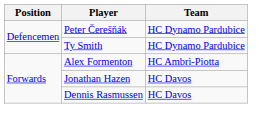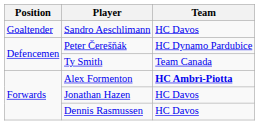+ row: (107, 29)
(196, 45) HC Dynamo Pardubice -> (184, 62) Team Canada
(183, 62) normal -> (194, 78) bold
